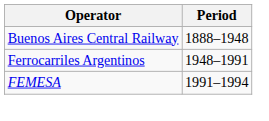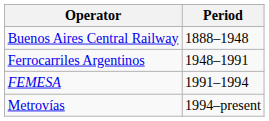+ row: (36, 104)
